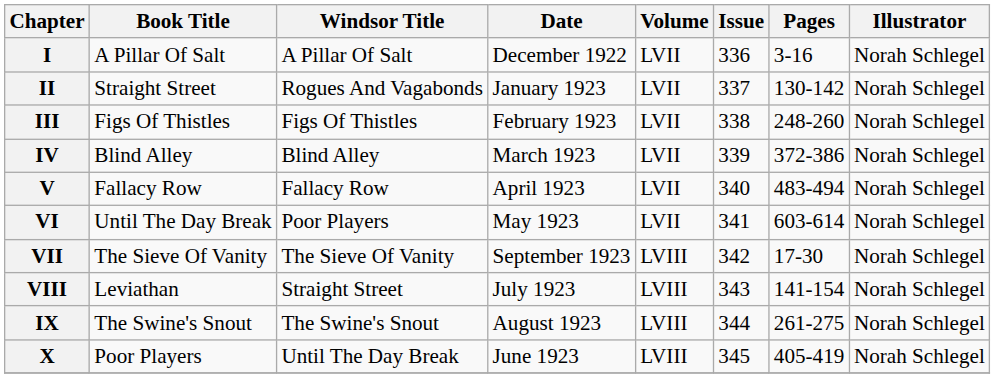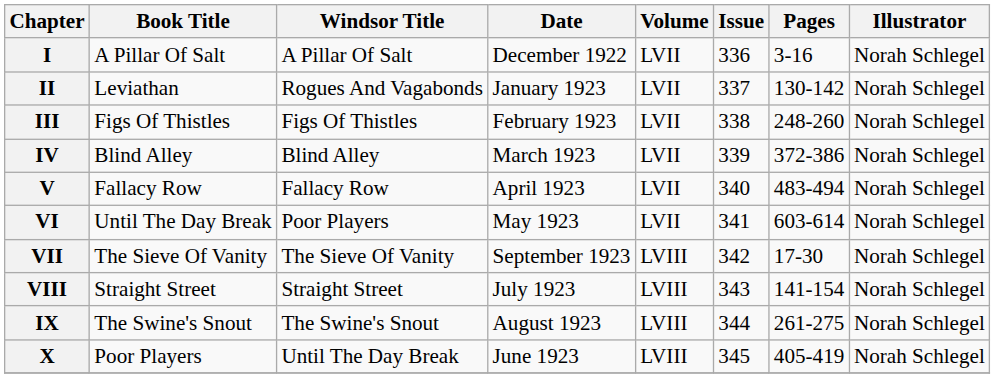(155, 88) Straight Street -> (137, 88) Leviathan
(137, 289) Leviathan -> (155, 289) Straight Street
